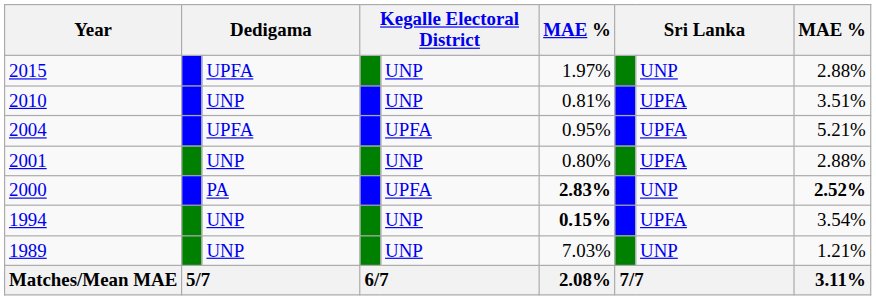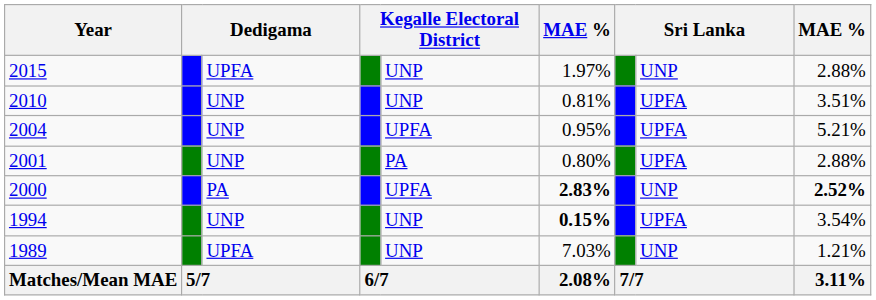(230, 130) UPFA -> (225, 130) UNP
(404, 160) UNP -> (396, 160) PA
(225, 250) UNP -> (230, 250) UPFA
